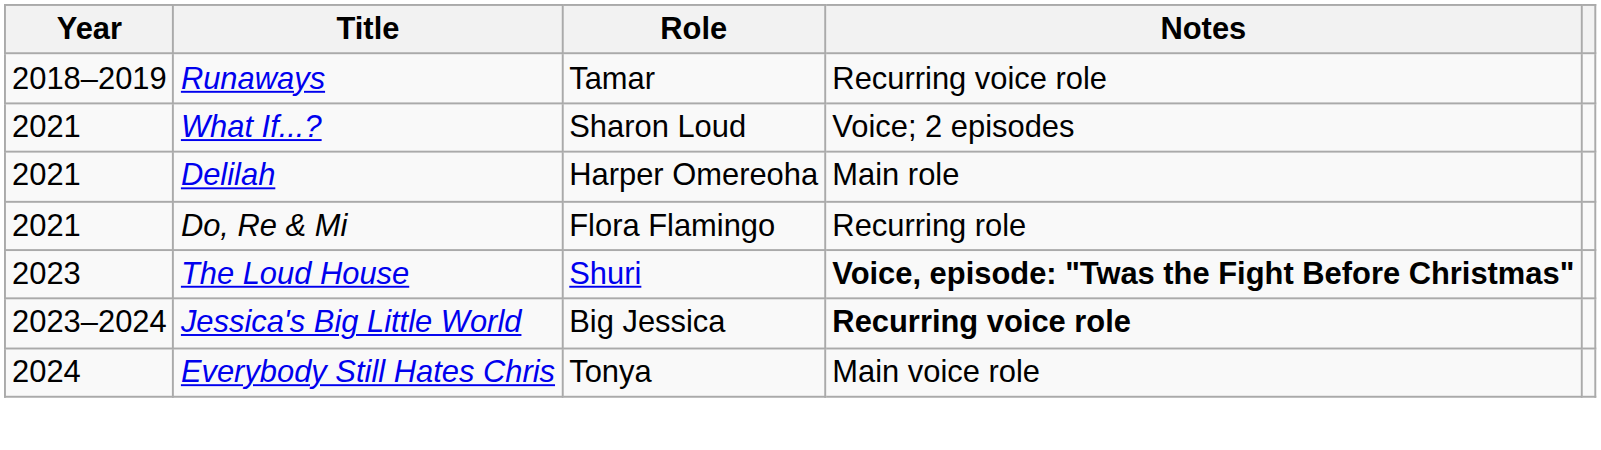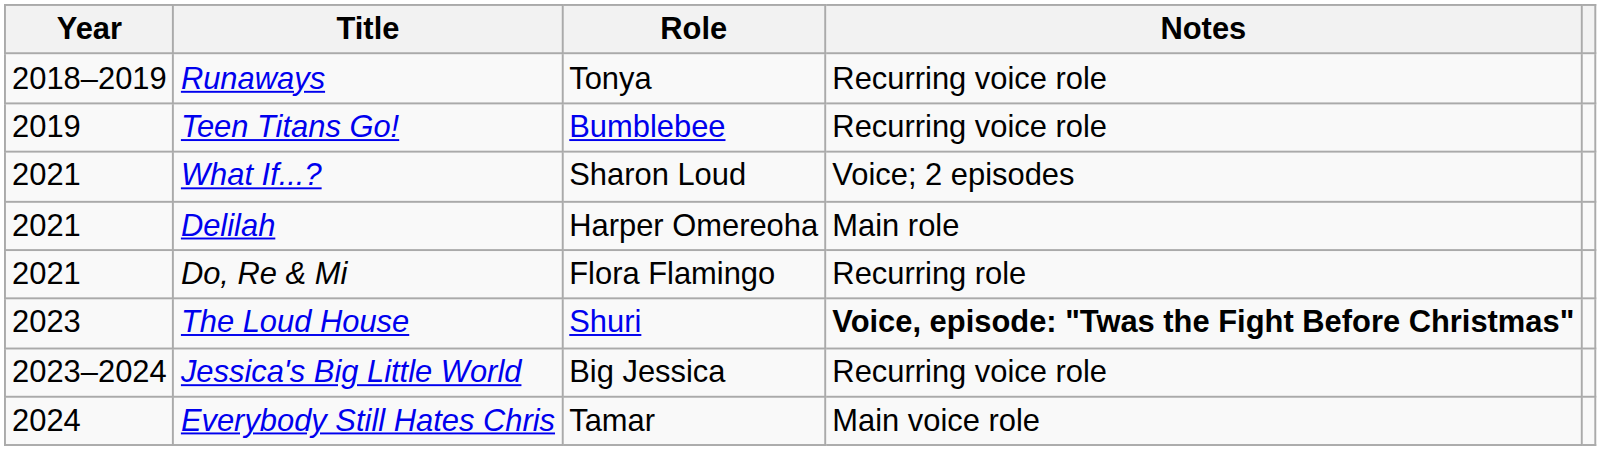(612, 77) Tamar -> (610, 77) Tonya
+ row: (290, 126)
(982, 322) bold -> (970, 371) normal
(610, 371) Tonya -> (612, 420) Tamar
